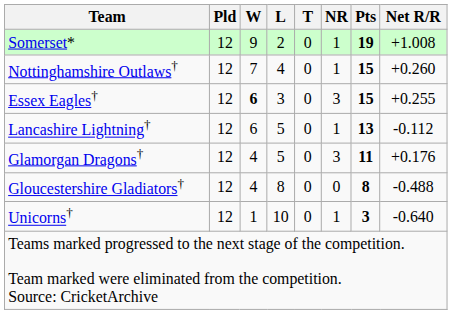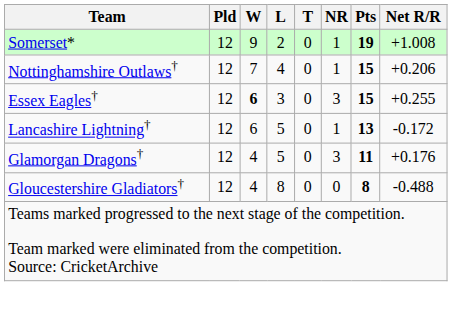(413, 69) +0.260 -> (413, 69) +0.206
(413, 128) -0.112 -> (413, 128) -0.172
- row: (40, 216)
